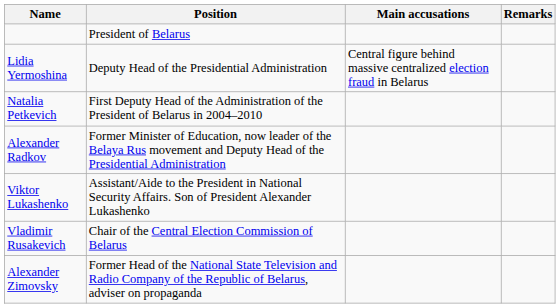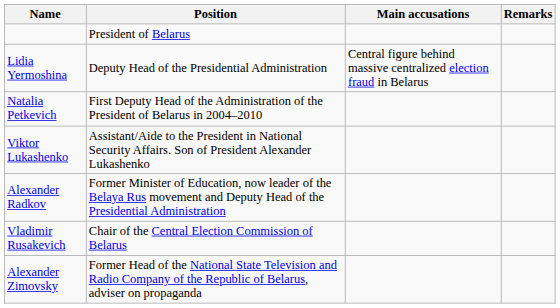rows swapped: (38, 197) <-> (33, 149)
